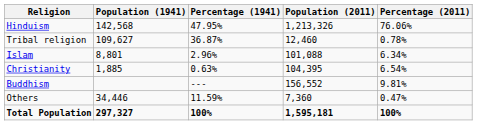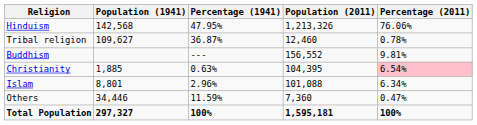rows swapped: (20, 55) <-> (28, 84)
(393, 69) no background -> (393, 69) pink background
